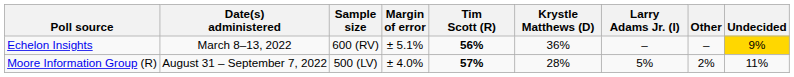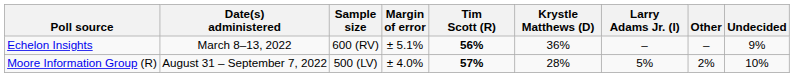(757, 45) gold background -> (757, 45) no background
(757, 64) 11% -> (757, 64) 10%
